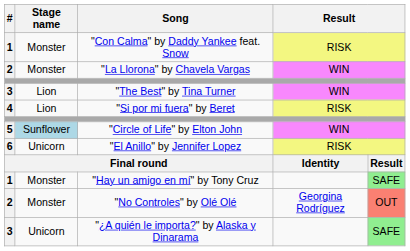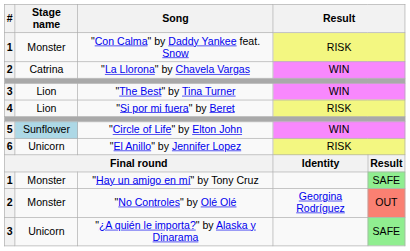(46, 70) Monster -> (46, 70) Catrina
